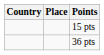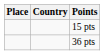columns swapped: (57, 12) <-> (24, 12)
